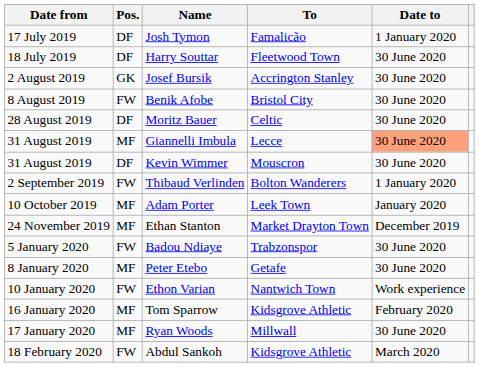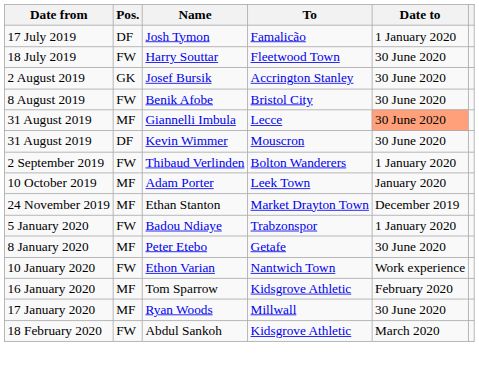(125, 57) DF -> (126, 57) FW
- row: (181, 120)
(410, 246) 30 June 2020 -> (416, 225) 1 January 2020
